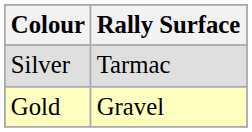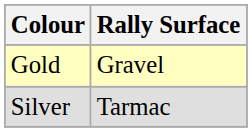rows swapped: (36, 106) <-> (40, 65)
